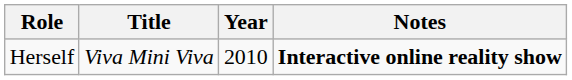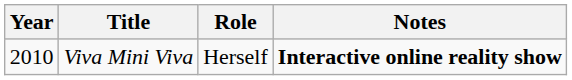columns swapped: (246, 21) <-> (42, 21)
